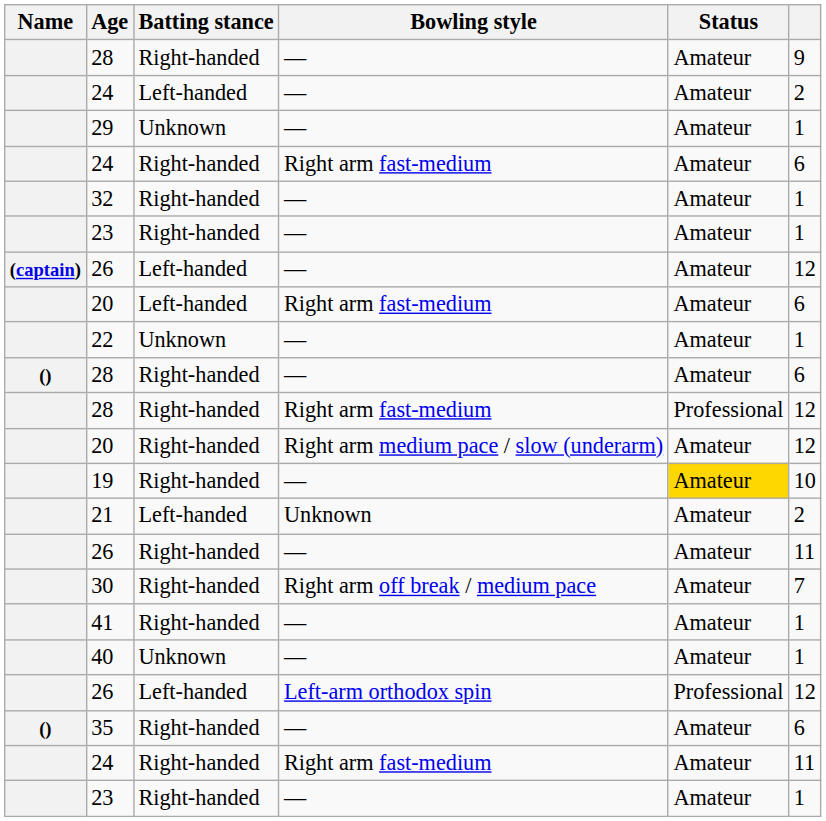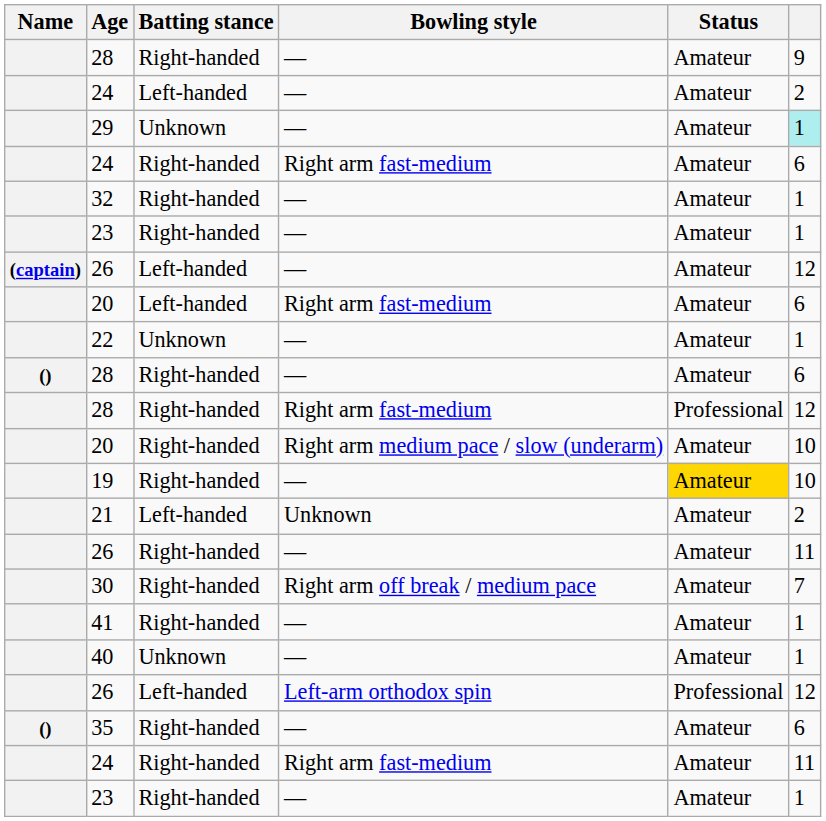(799, 127) no background -> (799, 127) paleturquoise background
(805, 445) 12 -> (805, 445) 10
